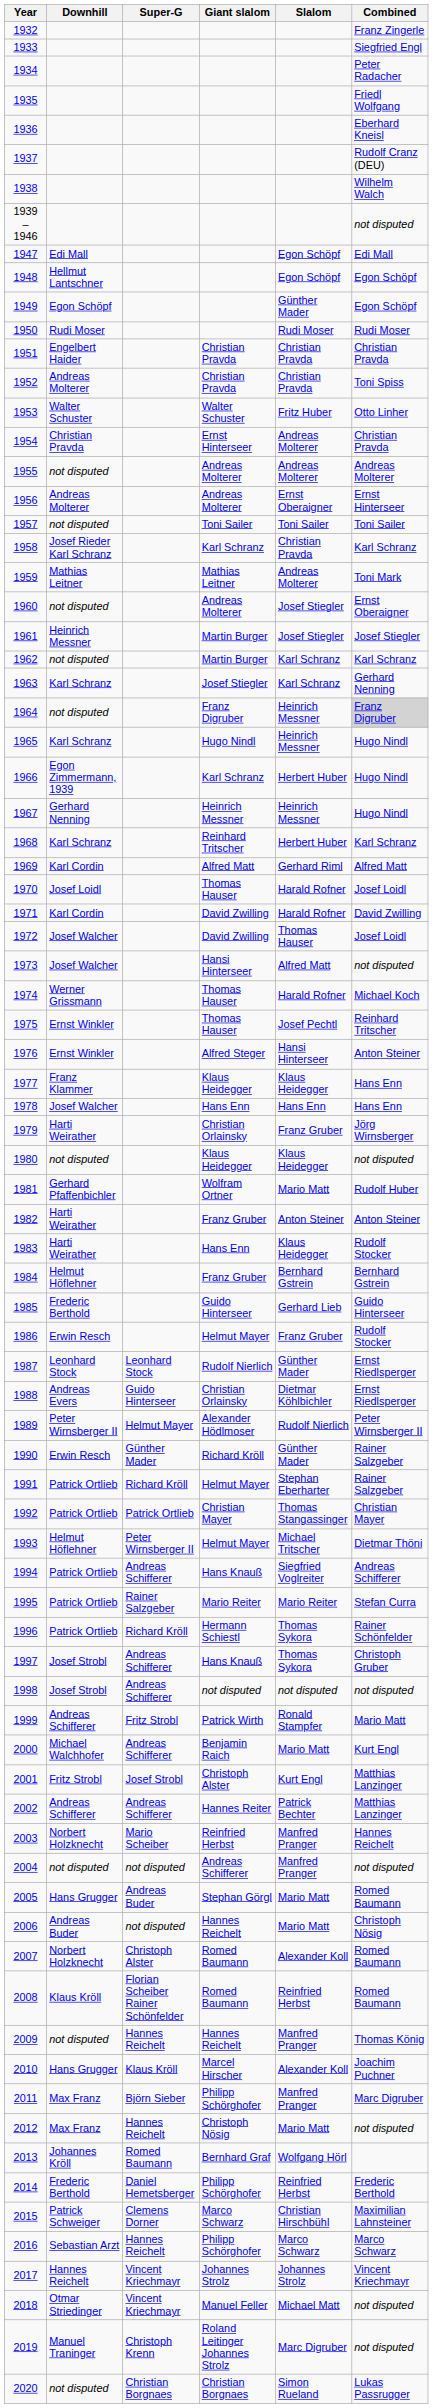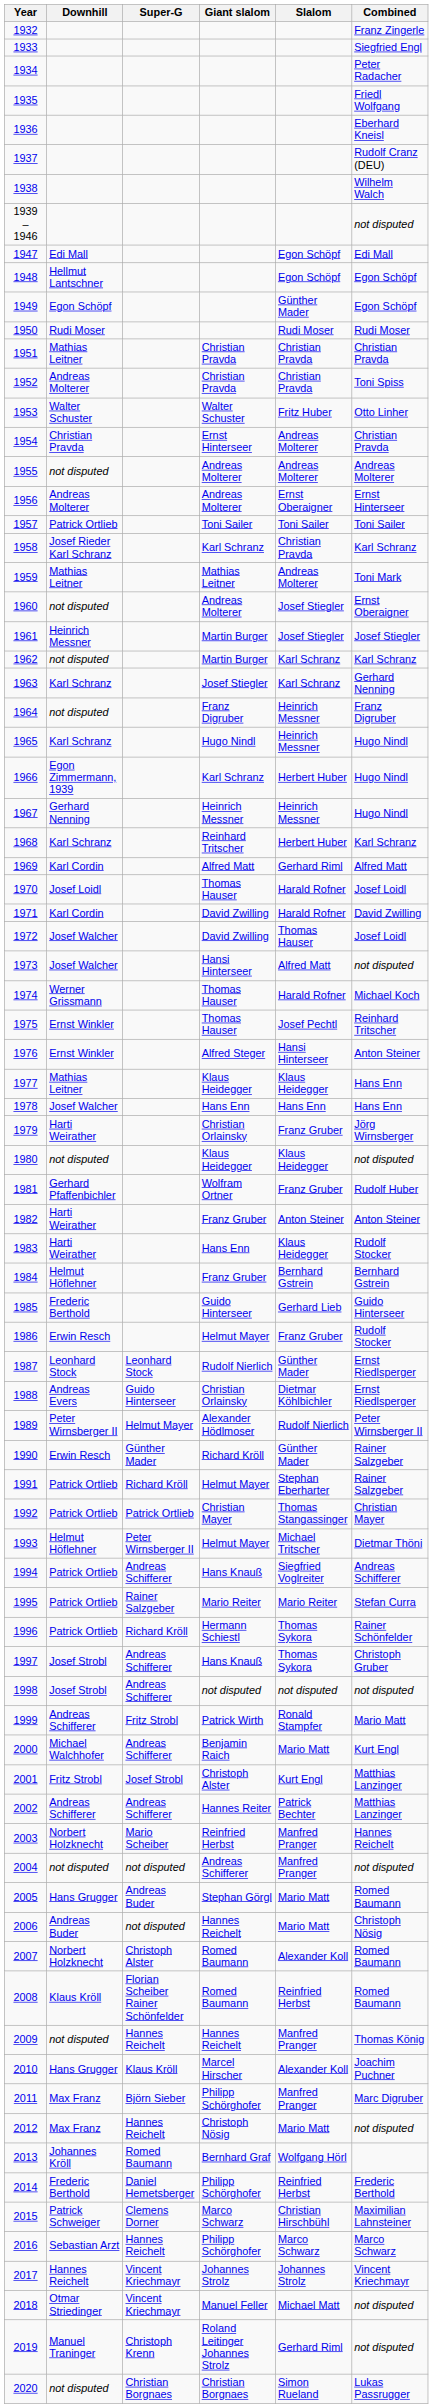(72, 353) Engelbert Haider -> (68, 353) Mathias Leitner
(79, 524) not disputed -> (83, 524) Patrick Ortlieb
(375, 712) lightgrey background -> (375, 712) no background
(71, 1083) Franz Klammer -> (68, 1083) Mathias Leitner
(304, 1189) Mario Matt -> (310, 1189) Franz Gruber
(312, 2347) Marc Digruber -> (310, 2347) Gerhard Riml
